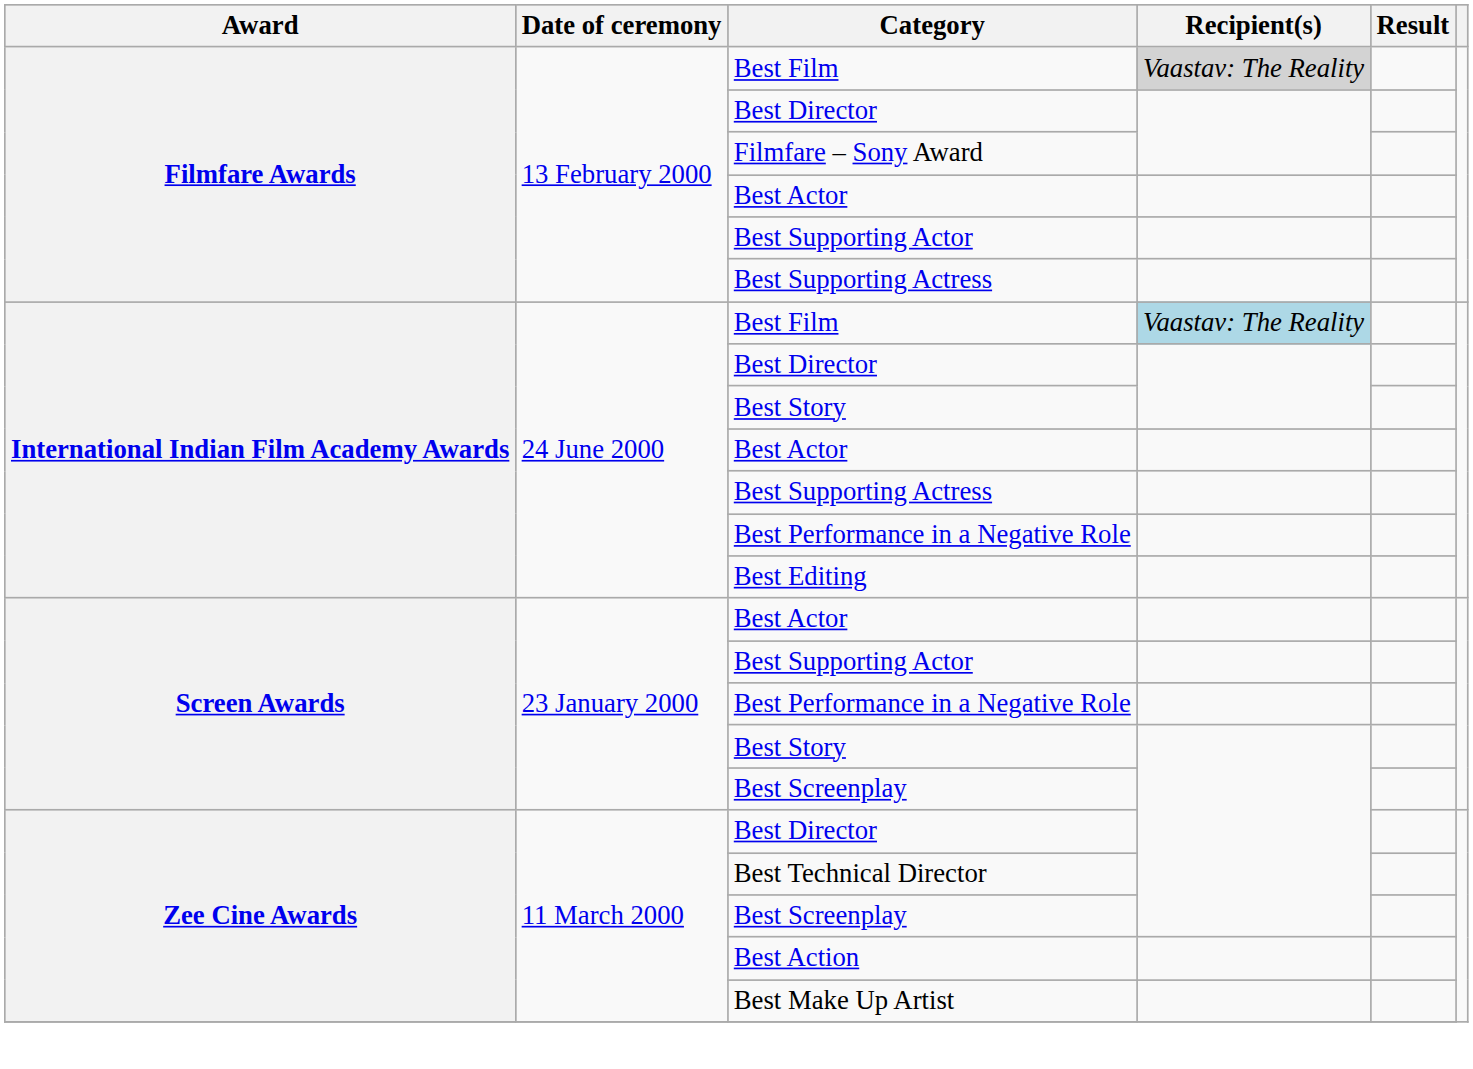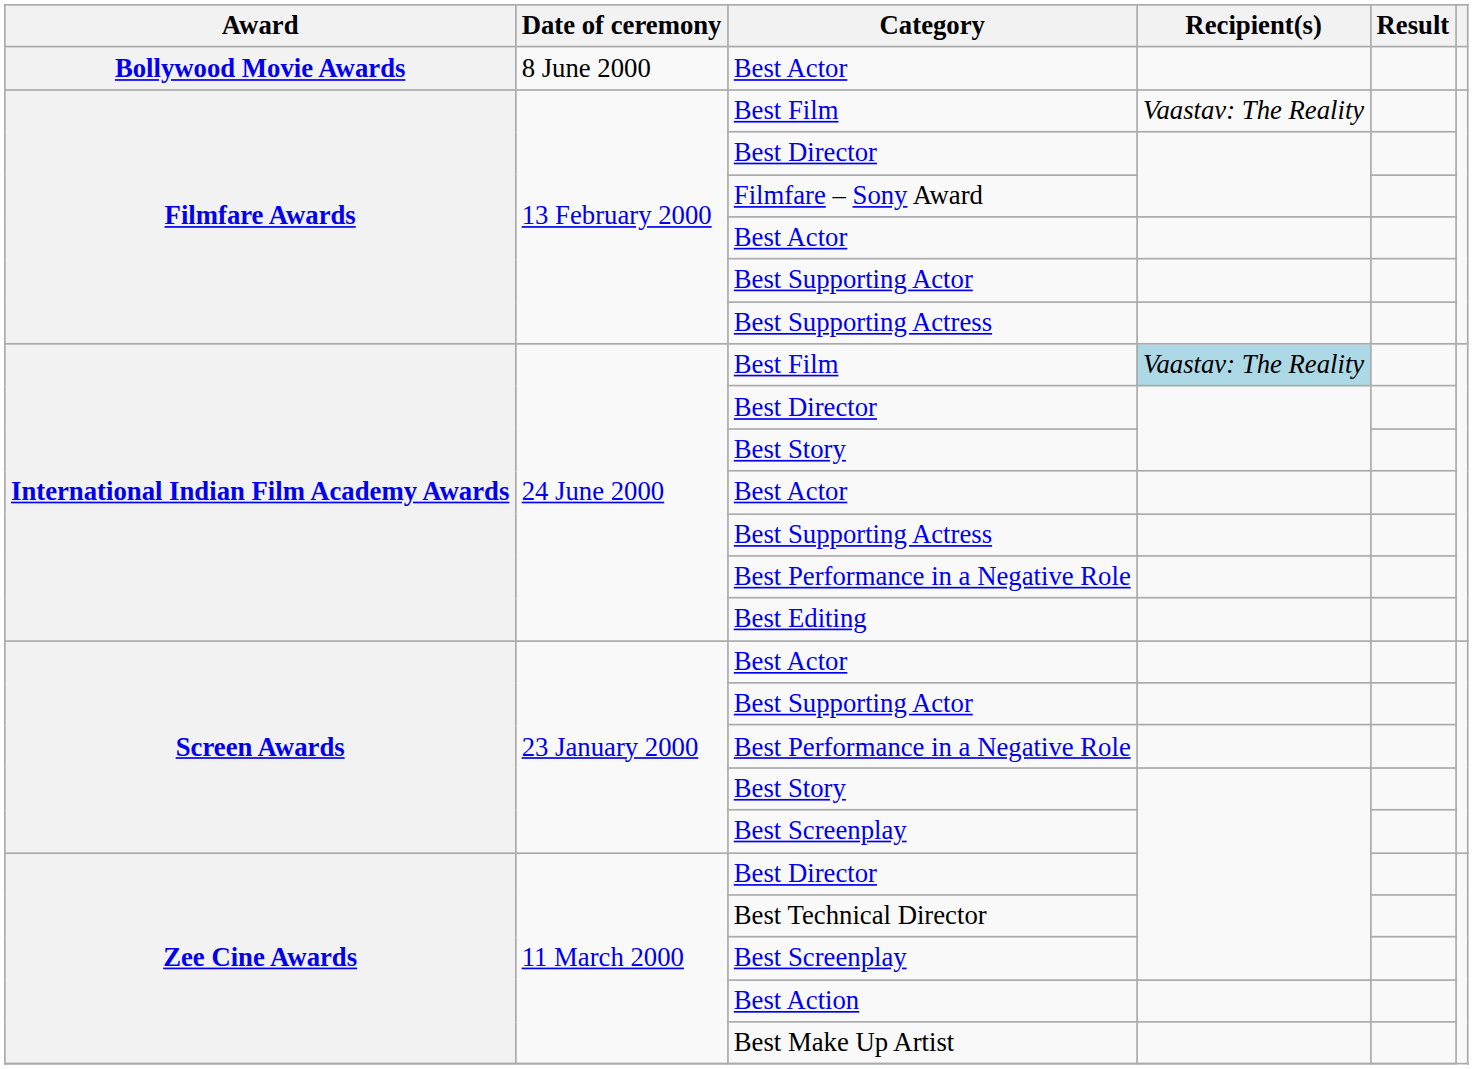+ row: (260, 68)
(1254, 68) lightgrey background -> (1254, 110) no background
